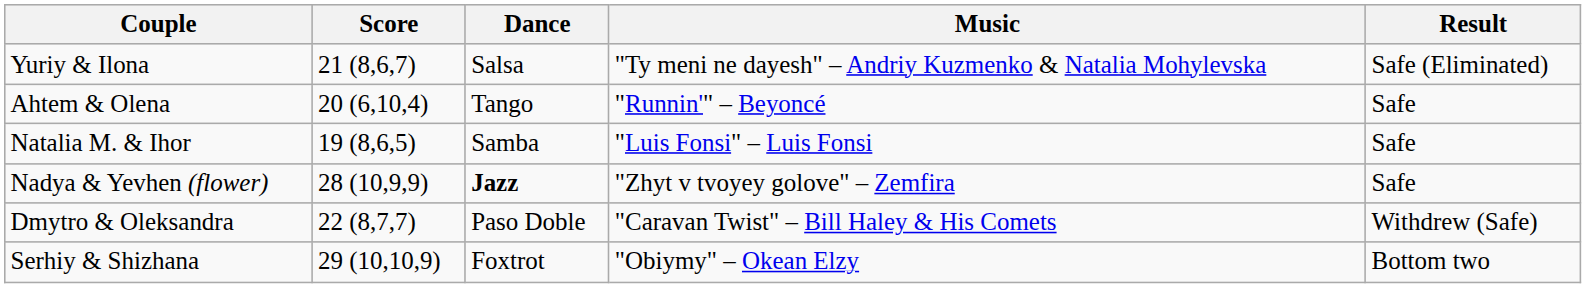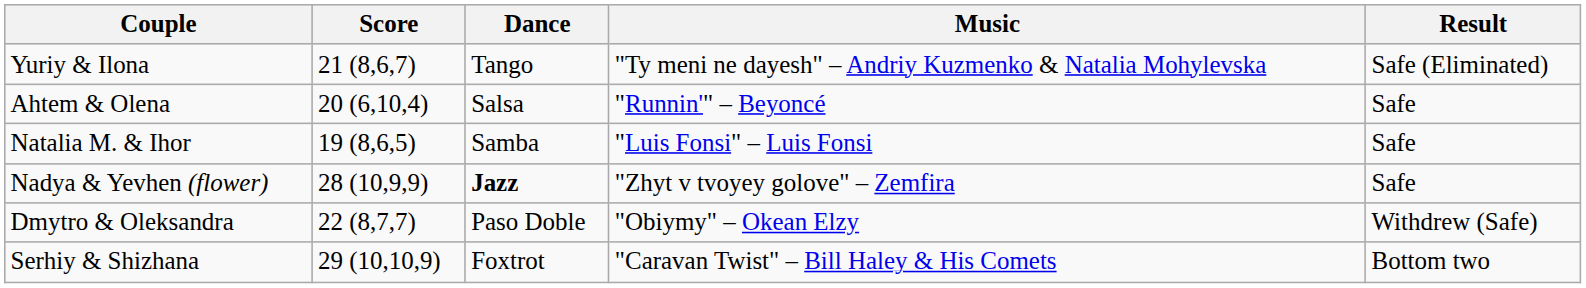(497, 63) Salsa -> (502, 63) Tango
(502, 103) Tango -> (497, 103) Salsa
(836, 222) "Caravan Twist" – Bill Haley & His Comets -> (737, 222) "Obiymy" – Okean Elzy
(737, 261) "Obiymy" – Okean Elzy -> (836, 261) "Caravan Twist" – Bill Haley & His Comets
